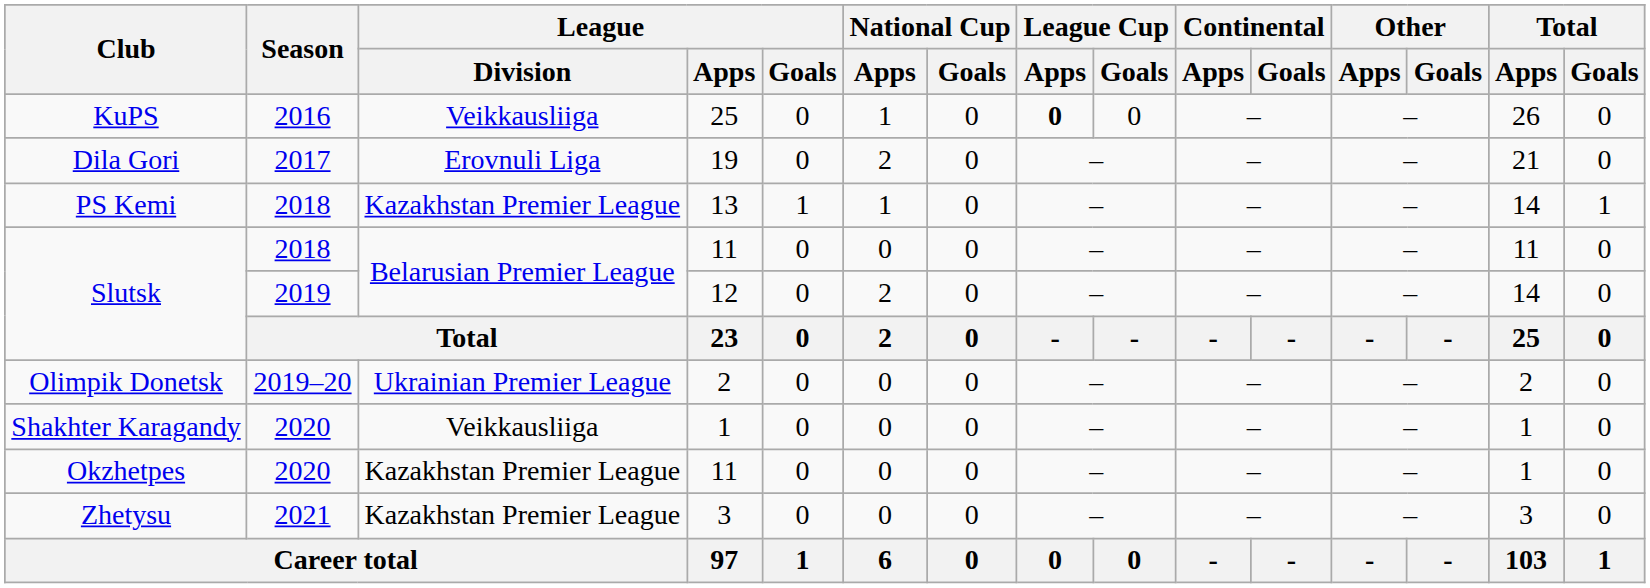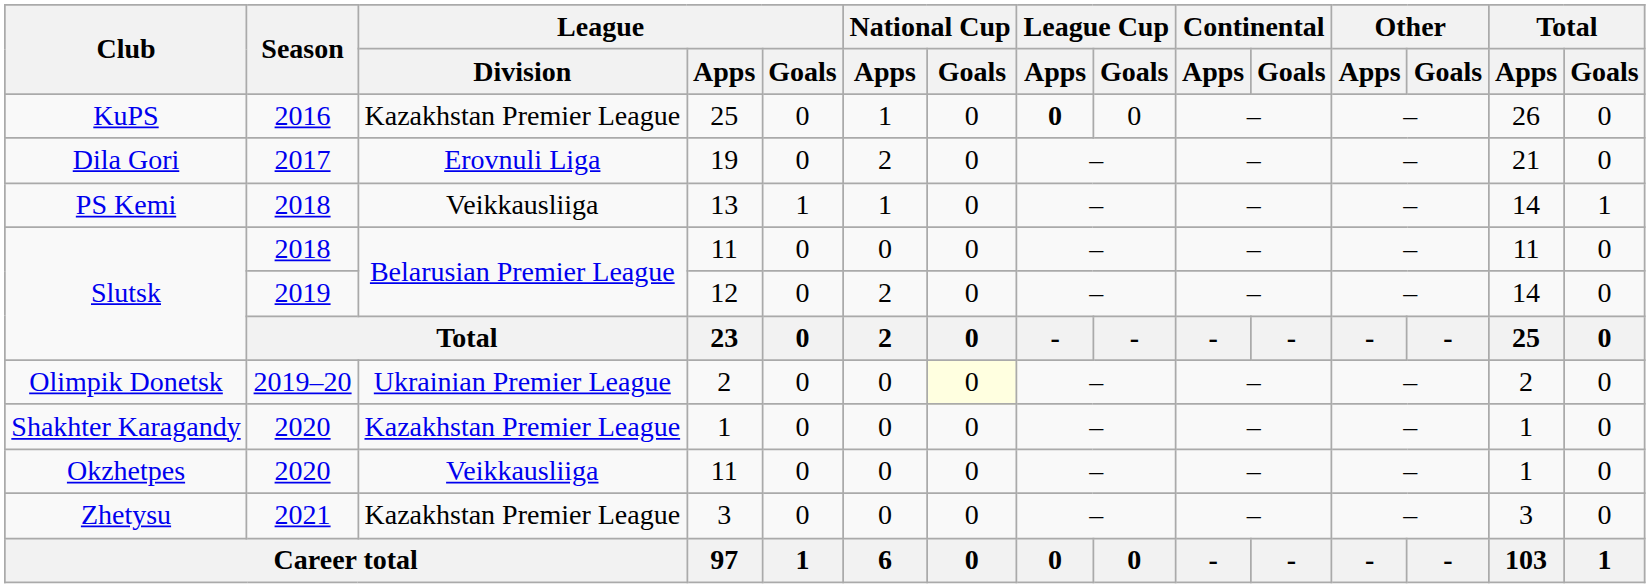(522, 115) Veikkausliiga -> (522, 115) Kazakhstan Premier League
(522, 204) Kazakhstan Premier League -> (522, 204) Veikkausliiga
(972, 381) no background -> (972, 381) lightyellow background
(522, 426) Veikkausliiga -> (522, 426) Kazakhstan Premier League
(522, 470) Kazakhstan Premier League -> (522, 470) Veikkausliiga
